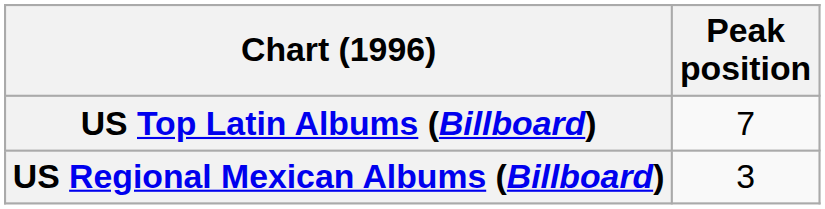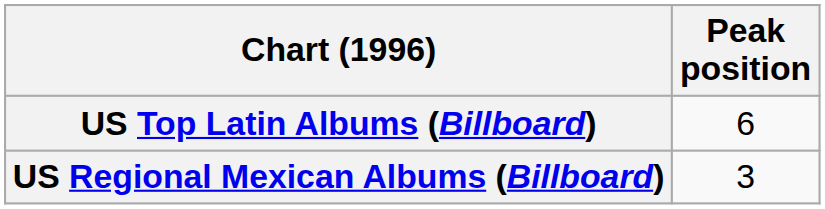(746, 122) 7 -> (746, 122) 6
